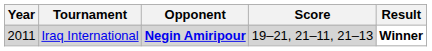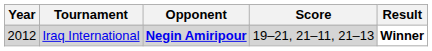(21, 36) 2011 -> (22, 36) 2012
